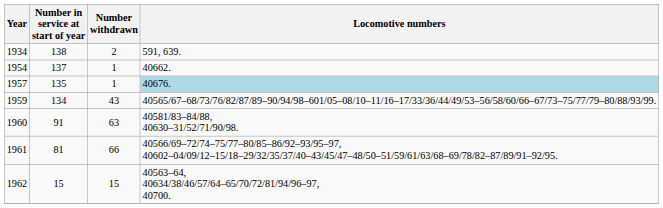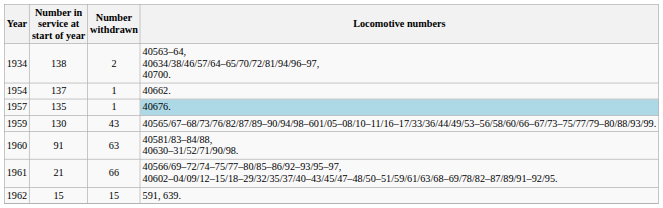(162, 51) 591, 639. -> (231, 63) 40563–64, 40634/38/46/57/64–65/70/72/81/94/96–97, 40700.
(59, 100) 134 -> (59, 123) 130
(59, 150) 81 -> (59, 173) 21
(231, 183) 40563–64, 40634/38/46/57/64–65/70/72/81/94/96–97, 40700. -> (162, 195) 591, 639.
